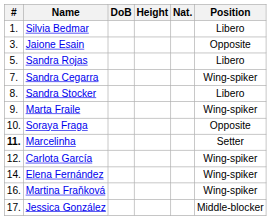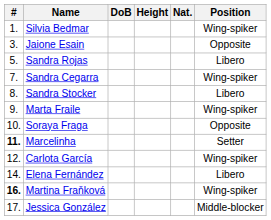(230, 28) Libero -> (230, 28) Wing-spiker
(230, 175) Wing-spiker -> (230, 175) Libero
(14, 191) normal -> (14, 191) bold
